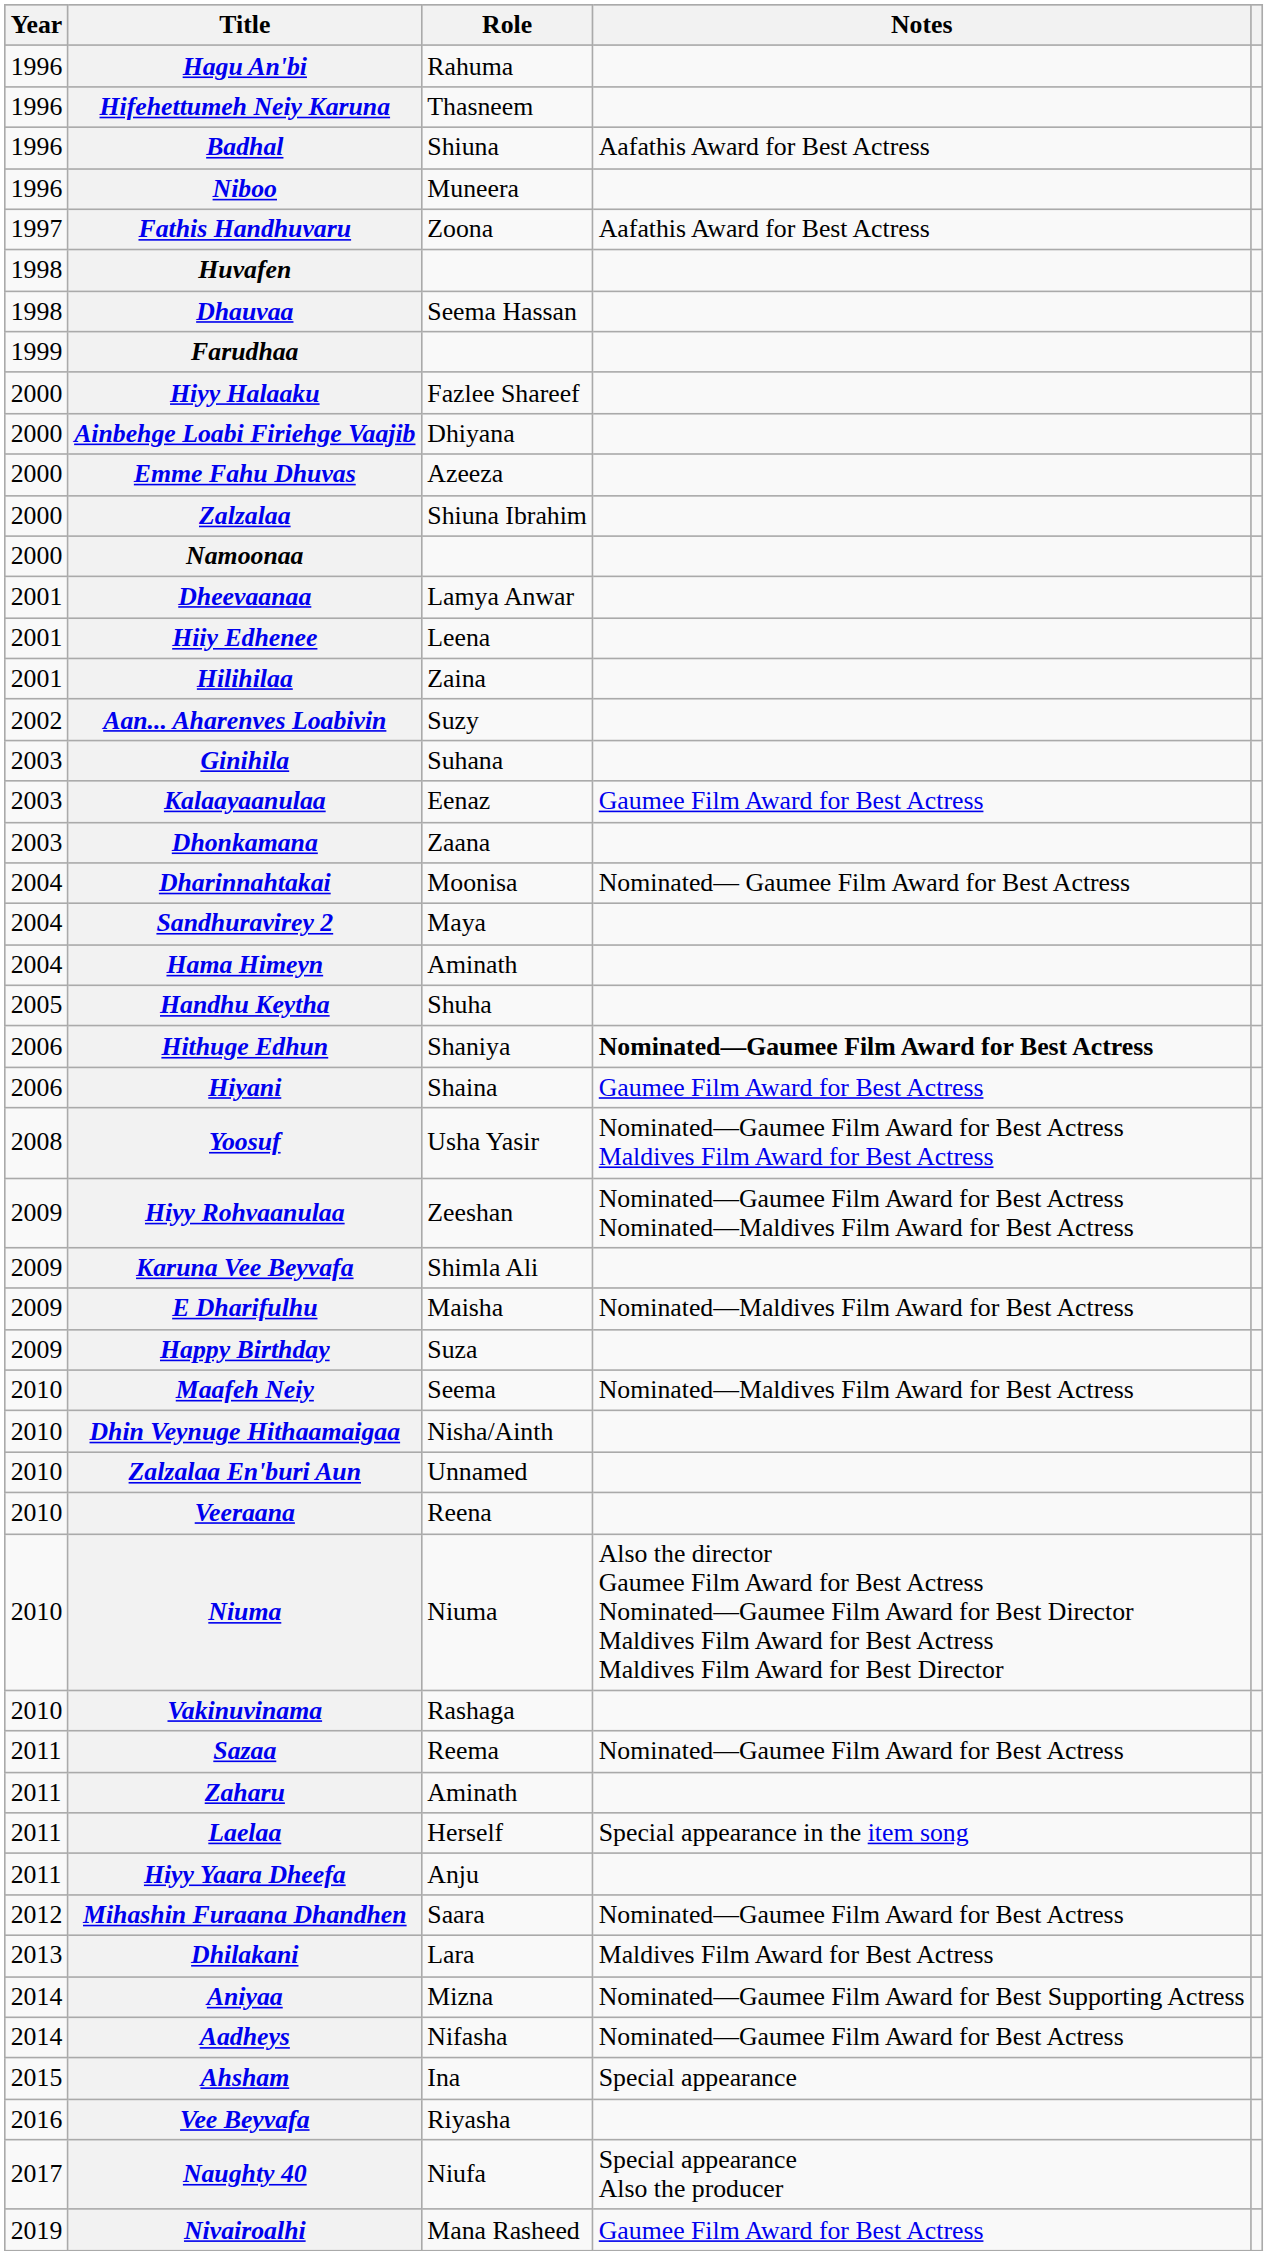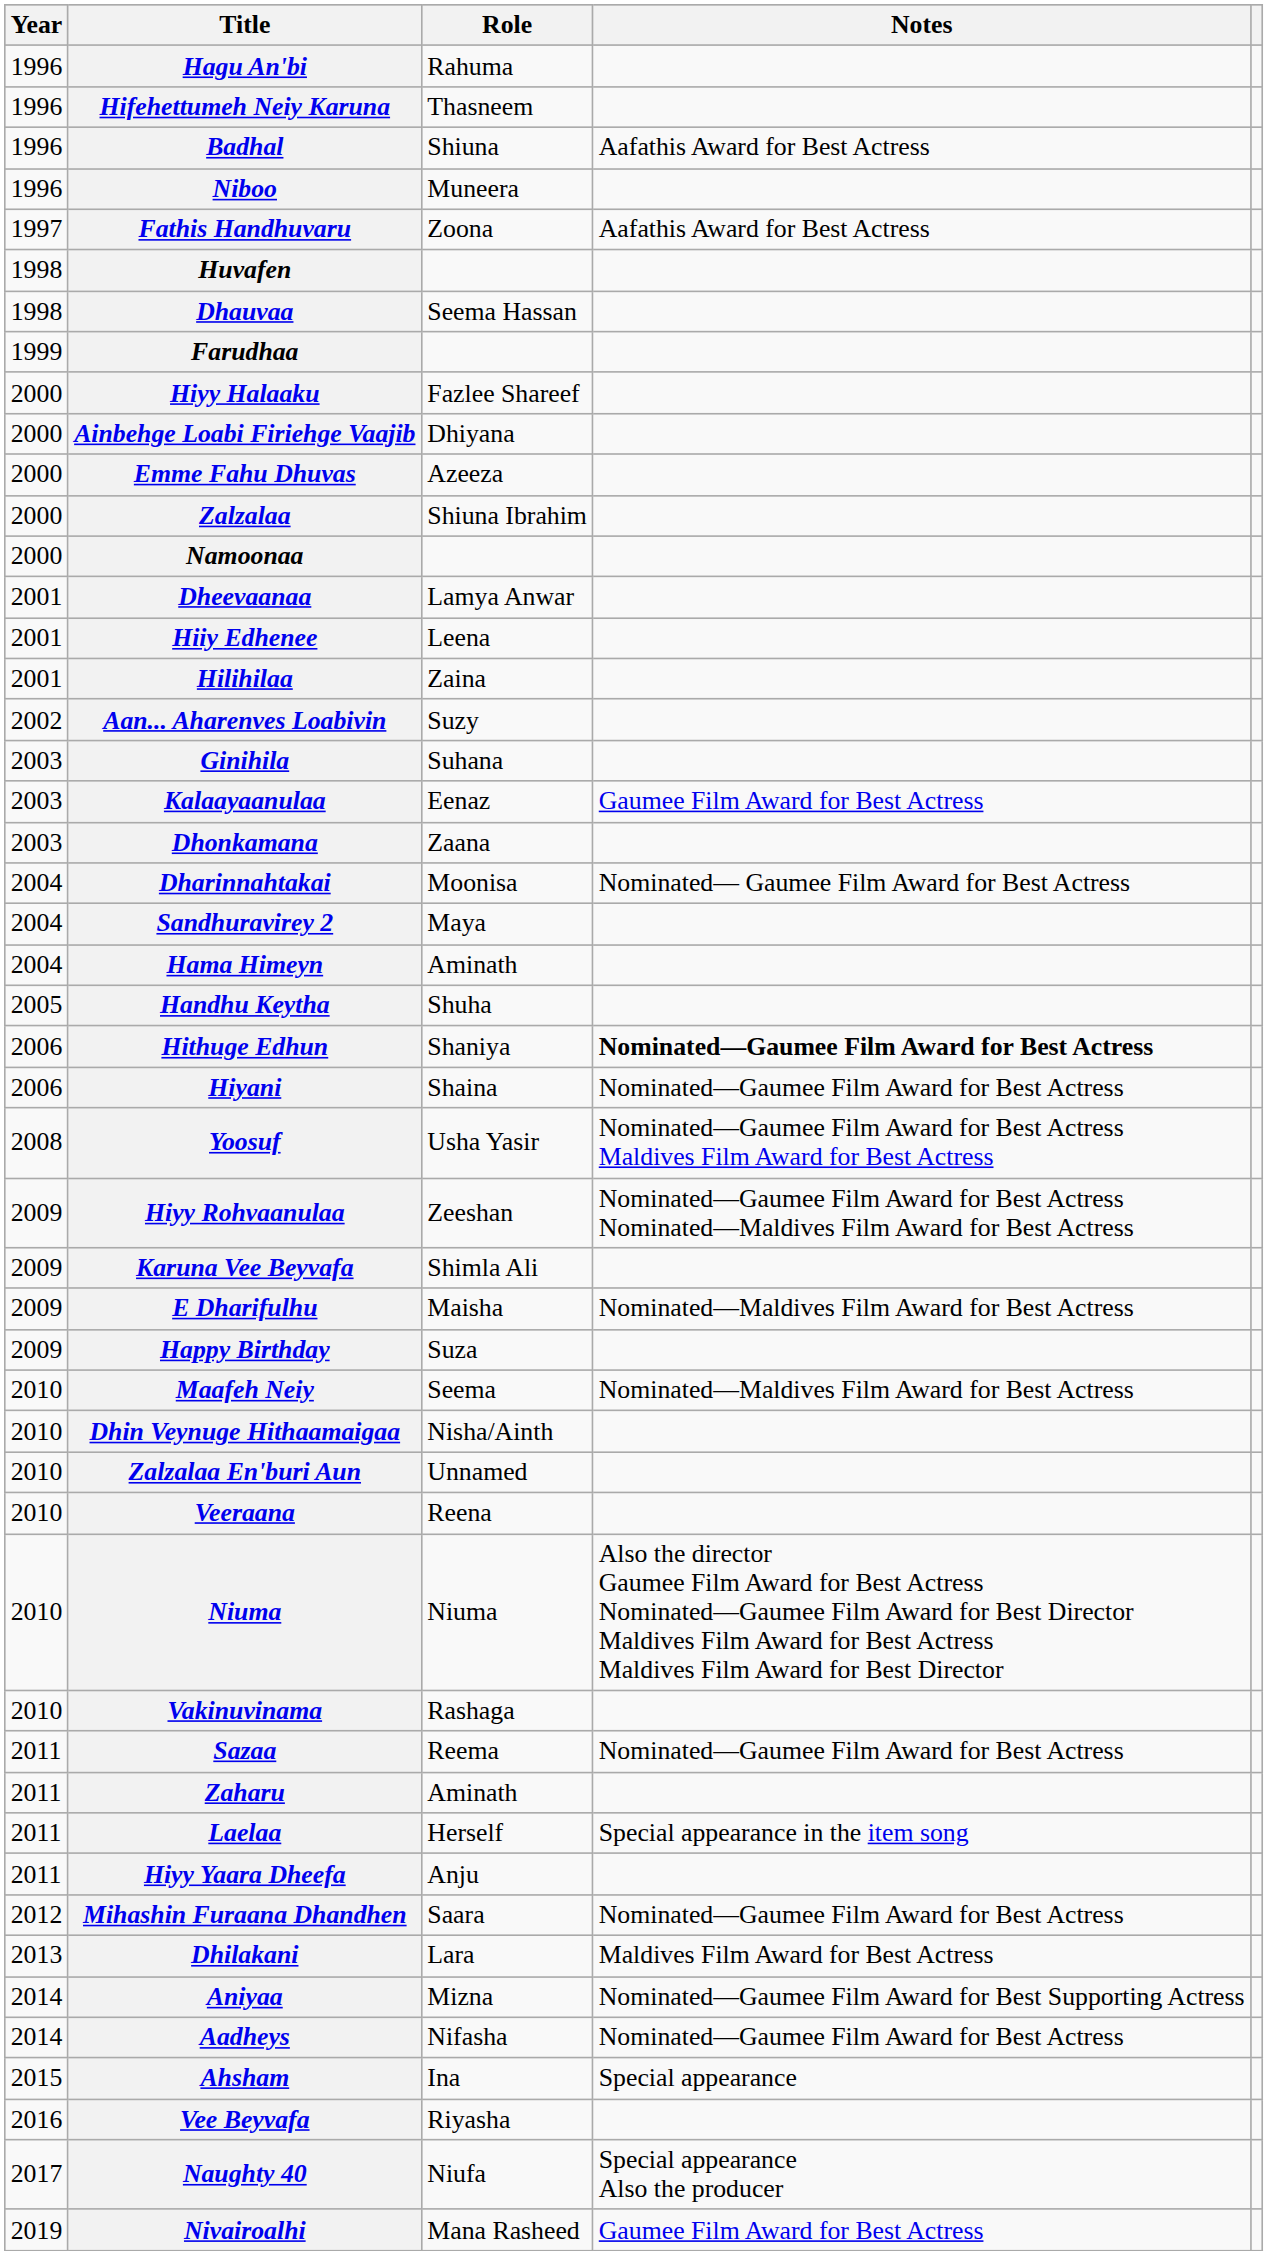(791, 1087) Gaumee Film Award for Best Actress -> (861, 1087) Nominated—Gaumee Film Award for Best Actress
